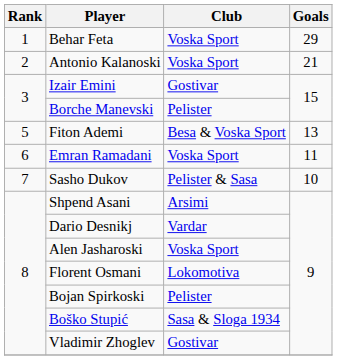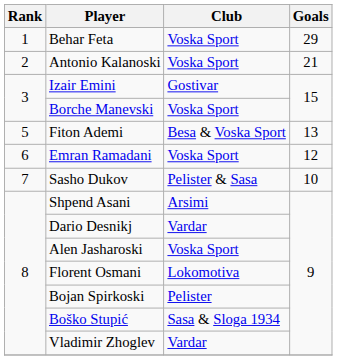(189, 109) Pelister -> (203, 109) Voska Sport
(311, 156) 11 -> (311, 156) 12
(193, 343) Gostivar -> (187, 343) Vardar
